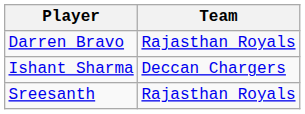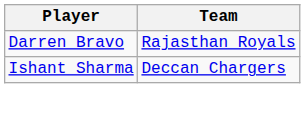- row: (52, 96)
